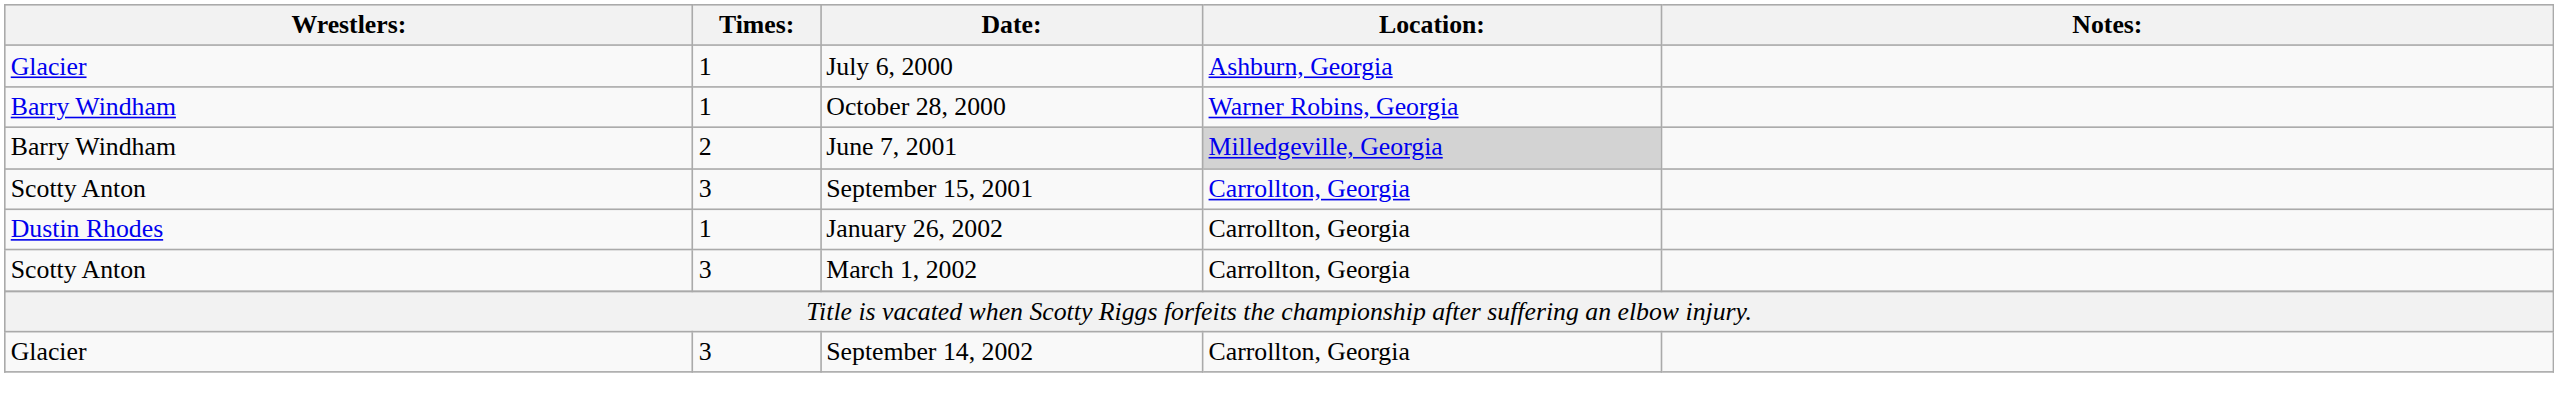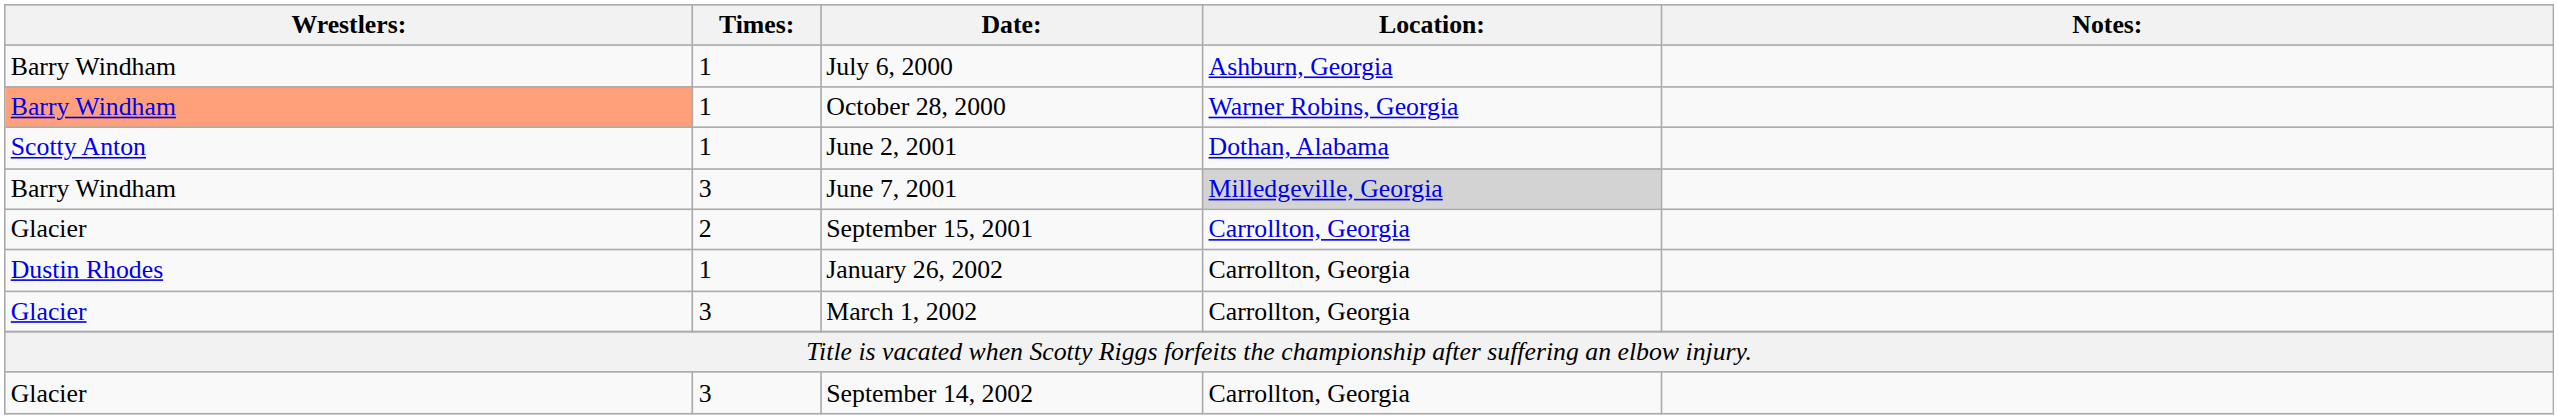(49, 65) Glacier -> (93, 65) Barry Windham
(93, 106) no background -> (93, 106) lightsalmon background
+ row: (892, 147)
(705, 147) 2 -> (705, 188) 3
(78, 188) Scotty Anton -> (49, 229) Glacier
(705, 188) 3 -> (705, 229) 2
(78, 270) Scotty Anton -> (49, 310) Glacier
